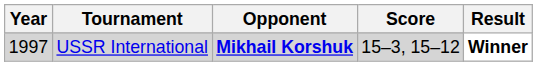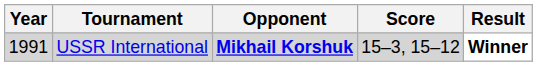(28, 47) 1997 -> (28, 47) 1991
